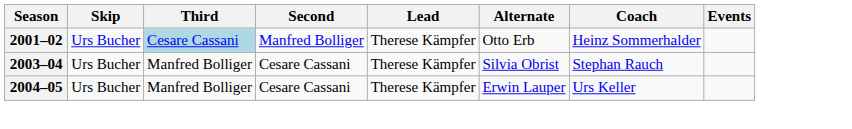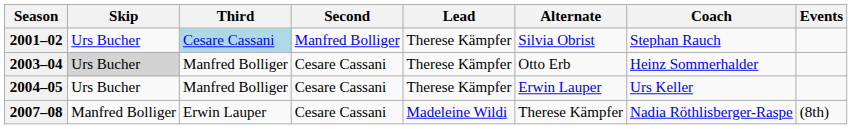(509, 40) Otto Erb -> (557, 40) Silvia Obrist
(637, 40) Heinz Sommerhalder -> (675, 40) Stephan Rauch
(106, 64) no background -> (106, 64) lightgrey background
(521, 64) Silvia Obrist -> (544, 64) Otto Erb
(618, 64) Stephan Rauch -> (694, 64) Heinz Sommerhalder
+ row: (36, 111)
